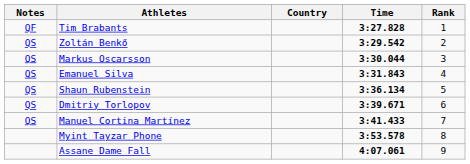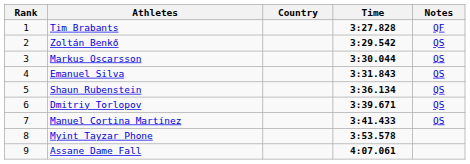columns swapped: (443, 12) <-> (31, 12)
